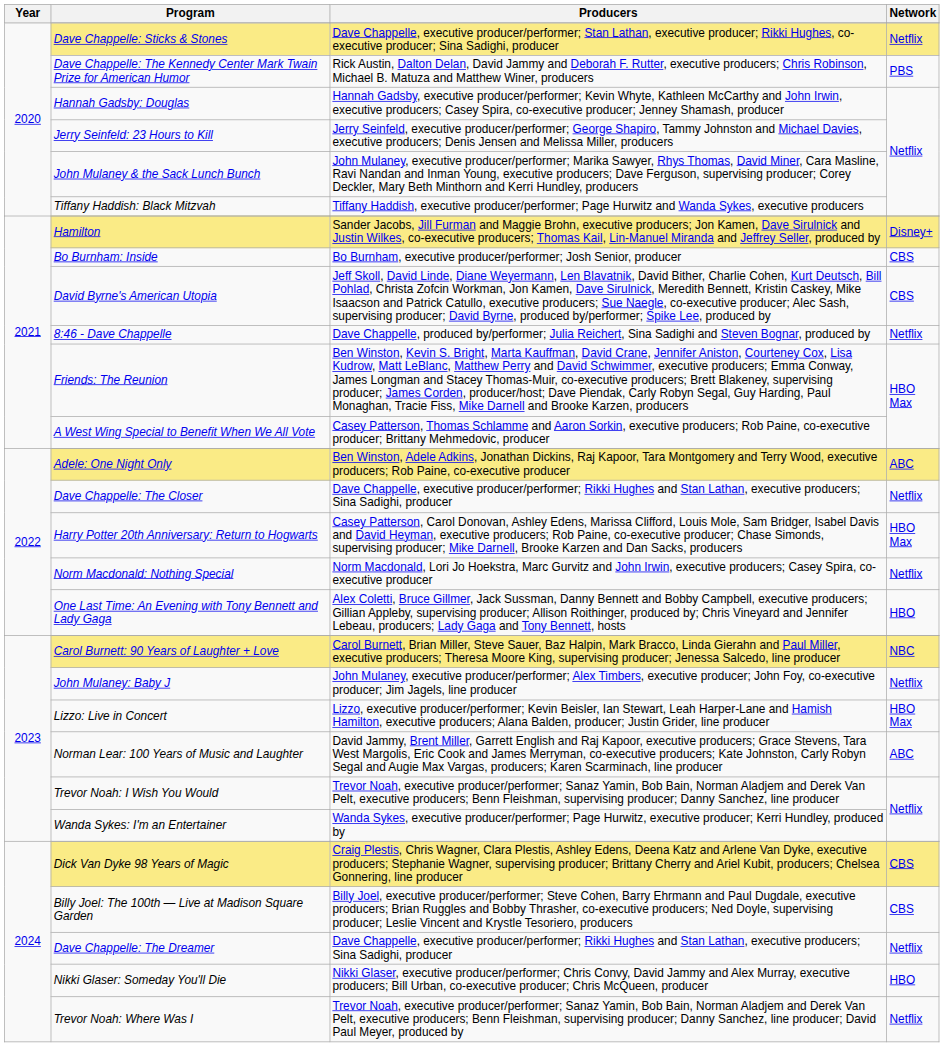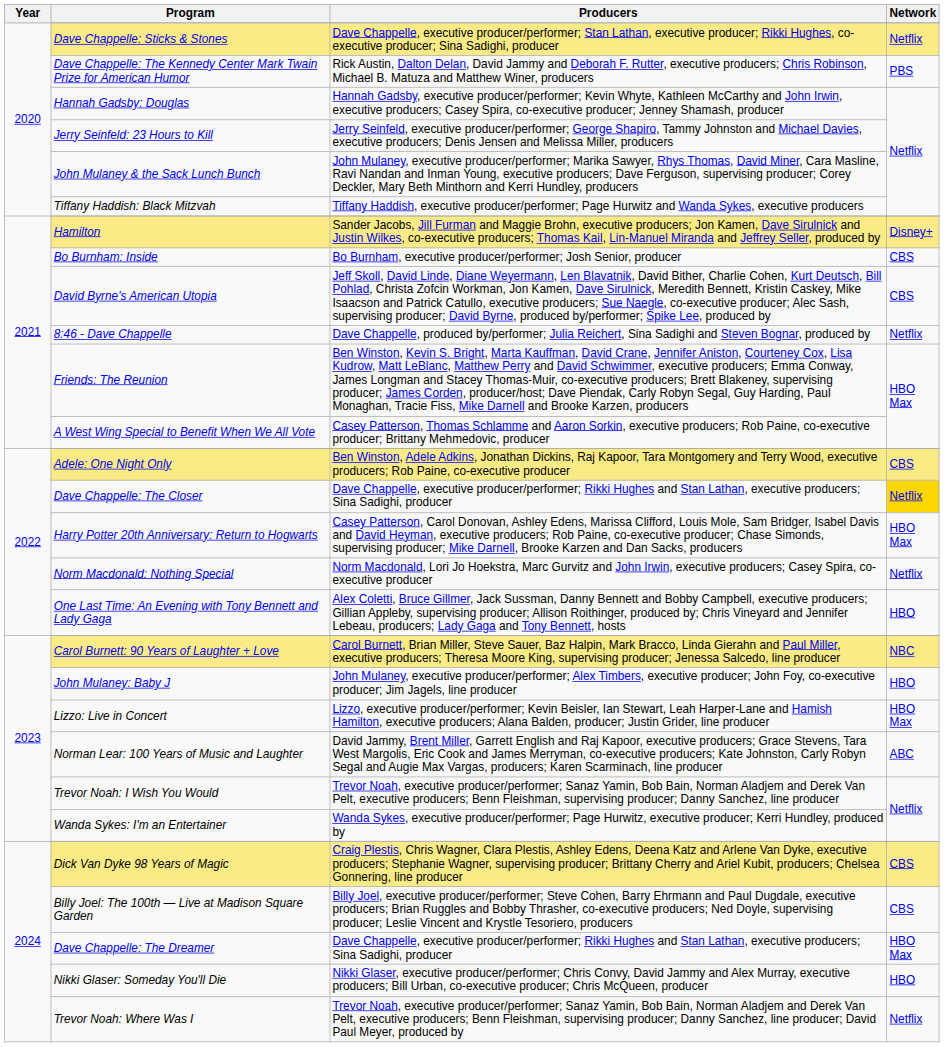(902, 464) ABC -> (902, 464) CBS
(906, 496) no background -> (906, 496) gold background
(906, 683) Netflix -> (902, 683) HBO
(906, 948) Netflix -> (902, 948) HBO Max
